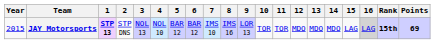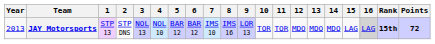(15, 28) 2015 -> (15, 28) 2013
(107, 28) bold -> (107, 27) normal
(415, 28) 69 -> (415, 28) 72
